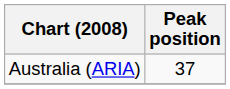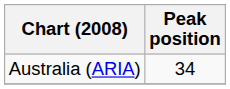(185, 68) 37 -> (185, 68) 34
